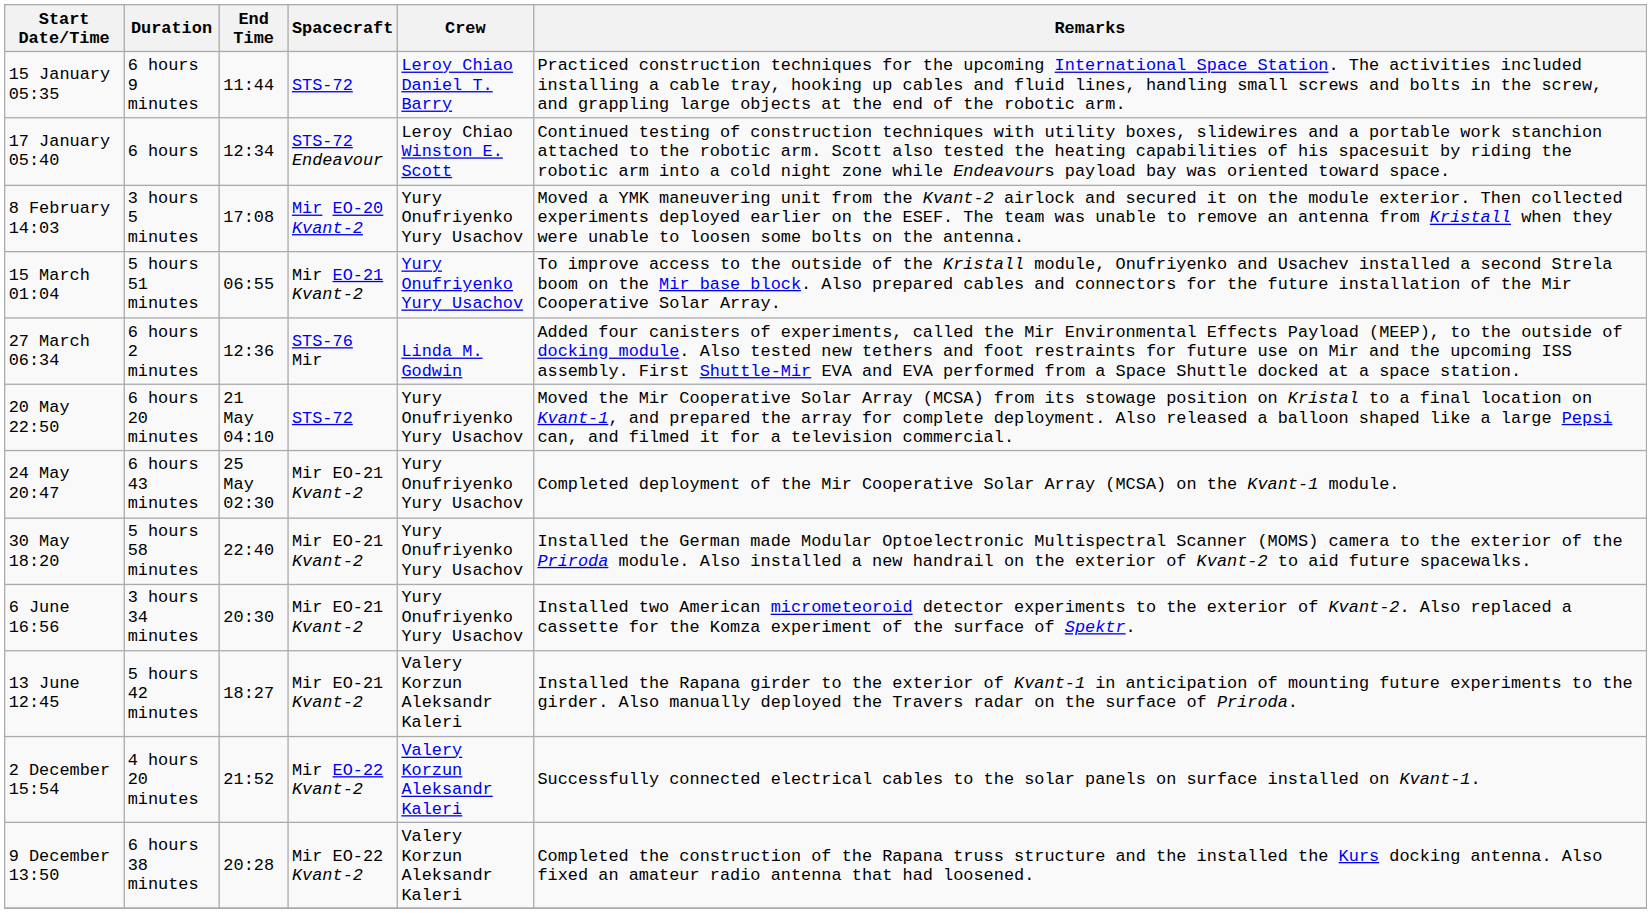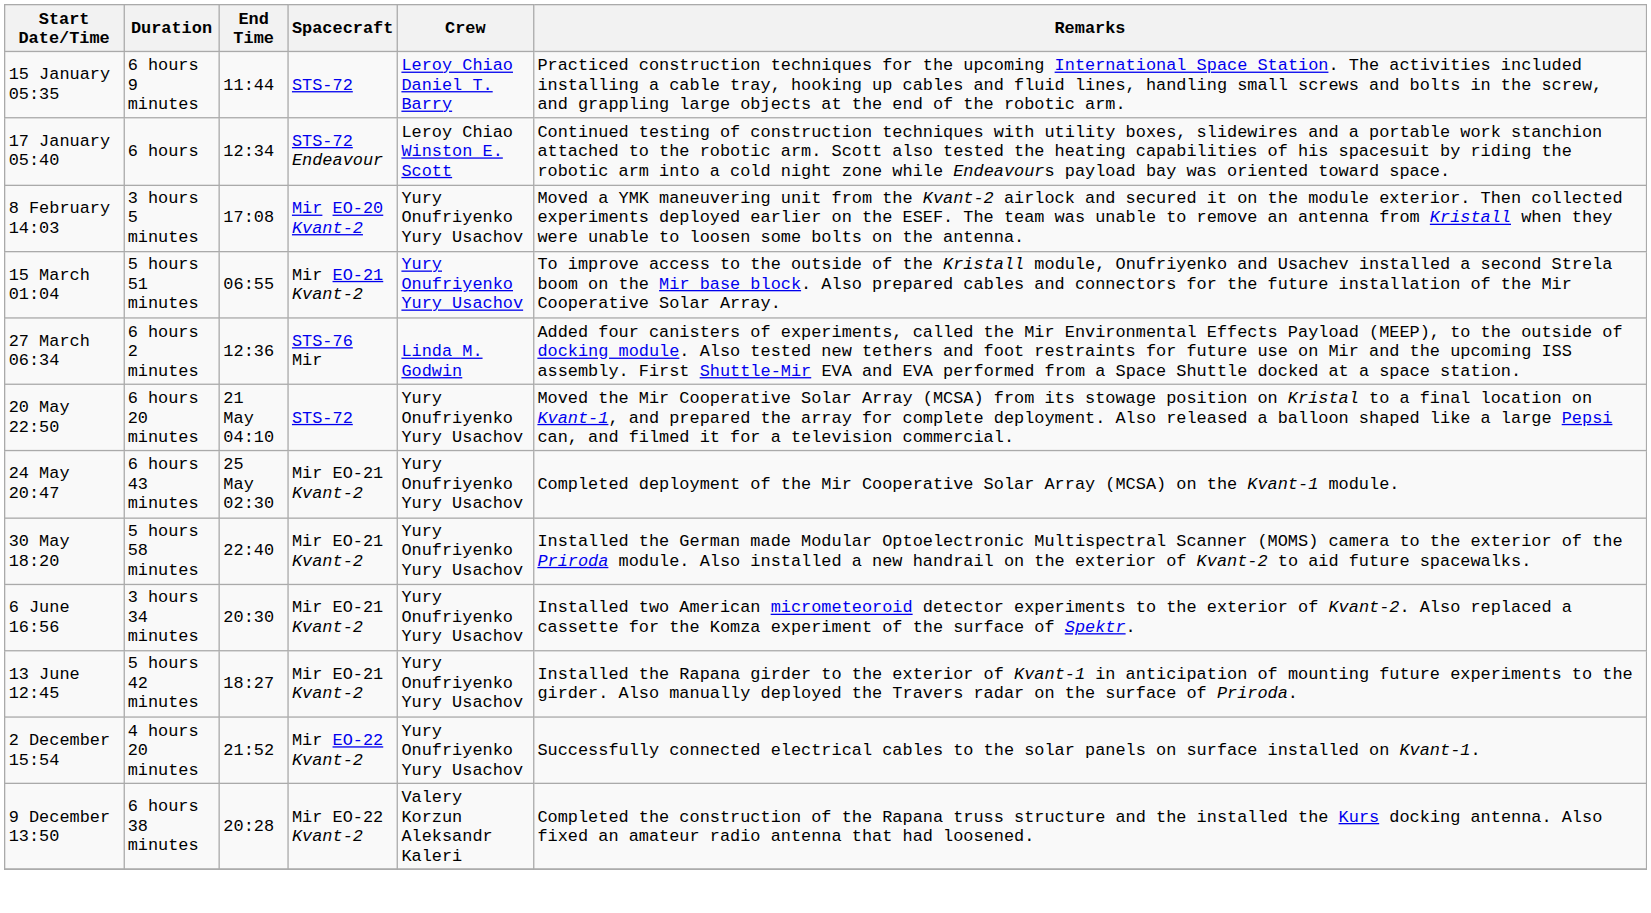(447, 694) Valery Korzun Aleksandr Kaleri -> (462, 684) Yury Onufriyenko Yury Usachov
(447, 780) Valery Korzun Aleksandr Kaleri -> (462, 750) Yury Onufriyenko Yury Usachov
